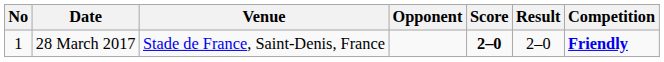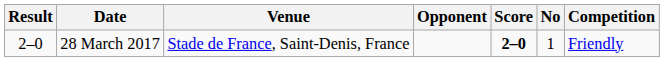columns swapped: (18, 17) <-> (538, 17)
(598, 43) bold -> (596, 43) normal
